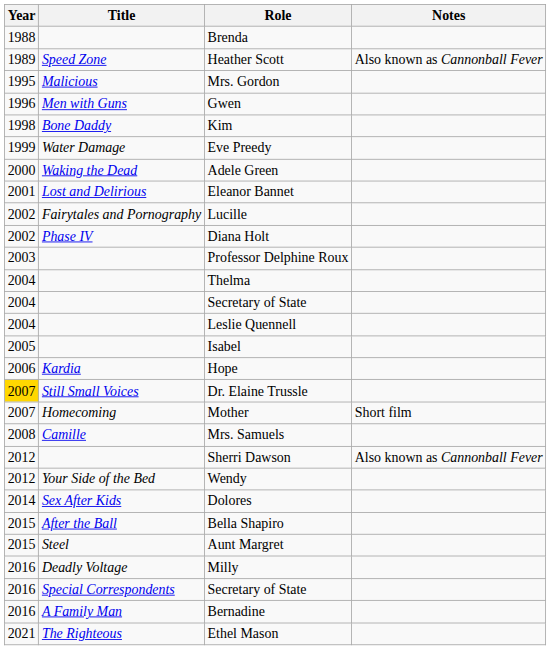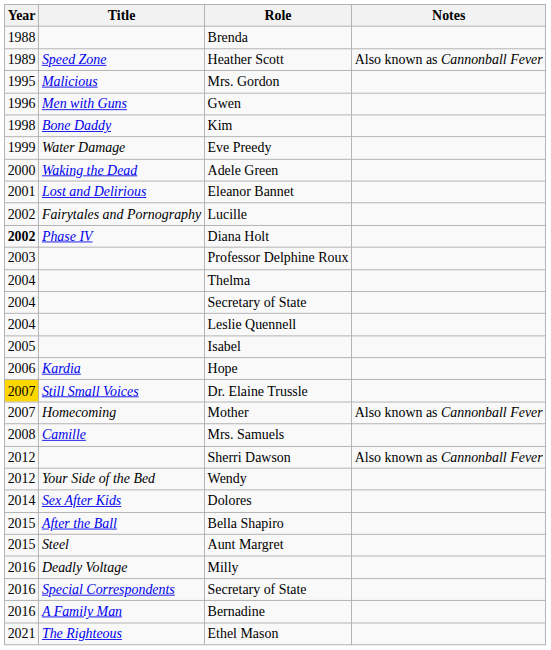(22, 236) normal -> (22, 236) bold
(383, 412) Short film -> (449, 412) Also known as Cannonball Fever
